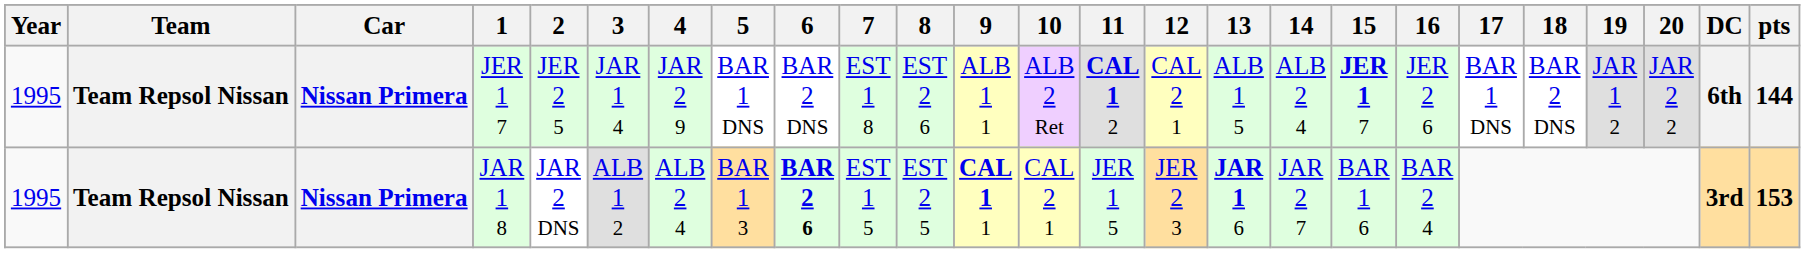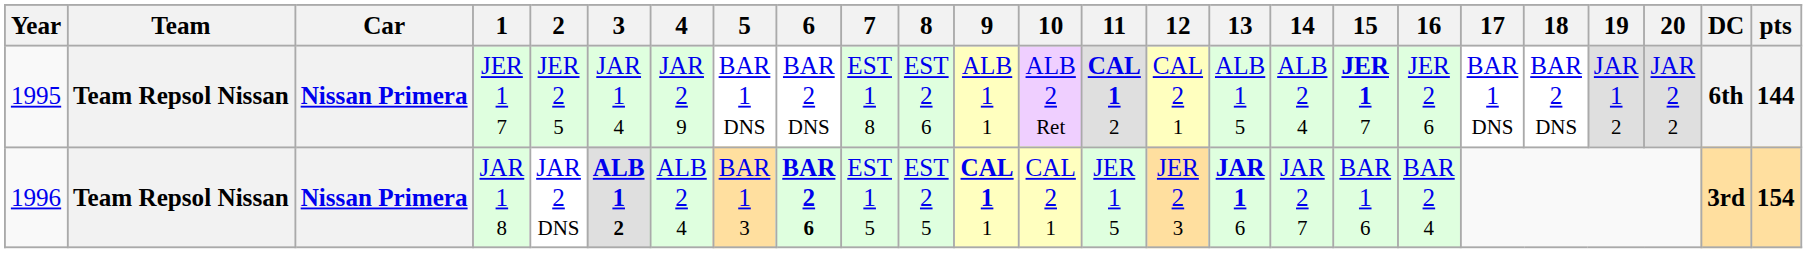(36, 196) 1995 -> (36, 196) 1996
(618, 195) normal -> (619, 196) bold
(1774, 196) 153 -> (1776, 196) 154
